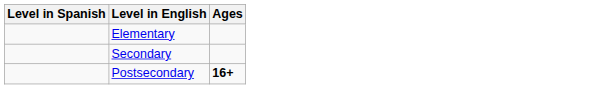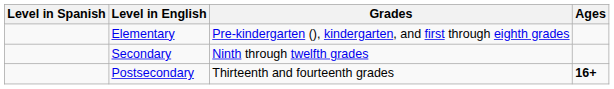+ column: (391, 14)
